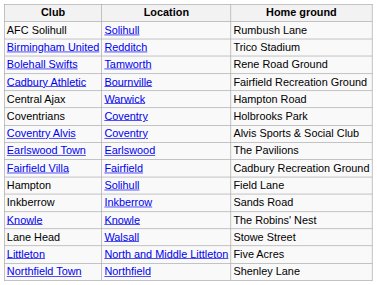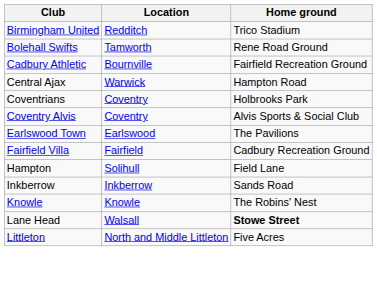- row: (37, 30)
(265, 237) normal -> (266, 220) bold
- row: (44, 271)
